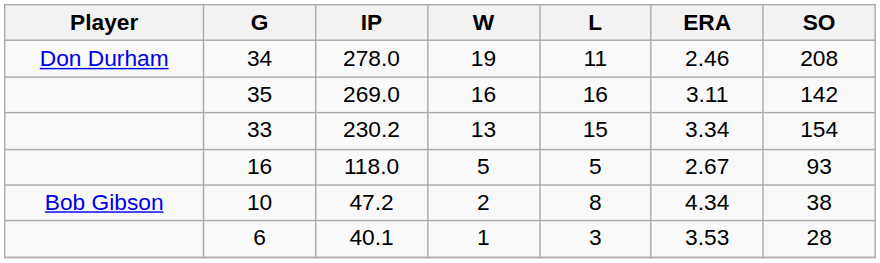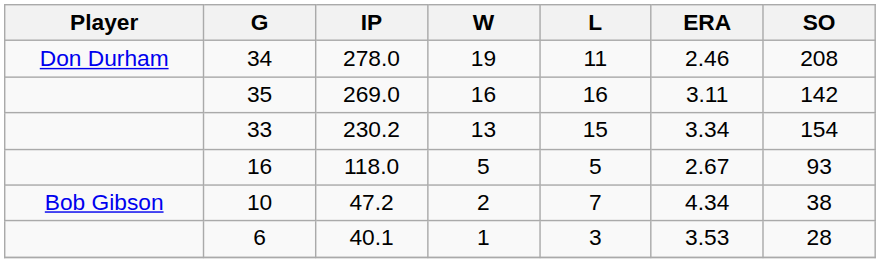(595, 202) 8 -> (595, 202) 7
